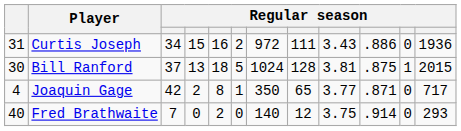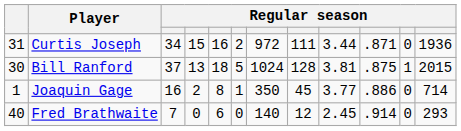(339, 46) 3.43 -> (339, 46) 3.44
(380, 46) .886 -> (380, 46) .871
(16, 91) 4 -> (16, 91) 1
(173, 91) 42 -> (173, 91) 16
(303, 91) 65 -> (303, 91) 45
(380, 91) .871 -> (380, 91) .886
(435, 91) 717 -> (435, 91) 714
(220, 114) 2 -> (220, 114) 6
(339, 114) 3.75 -> (339, 114) 2.45
